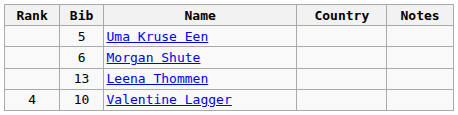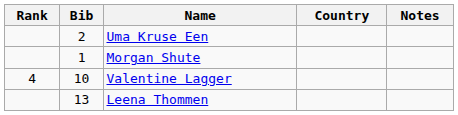(82, 36) 5 -> (82, 36) 2
(82, 57) 6 -> (82, 57) 1
rows swapped: (157, 79) <-> (169, 100)
